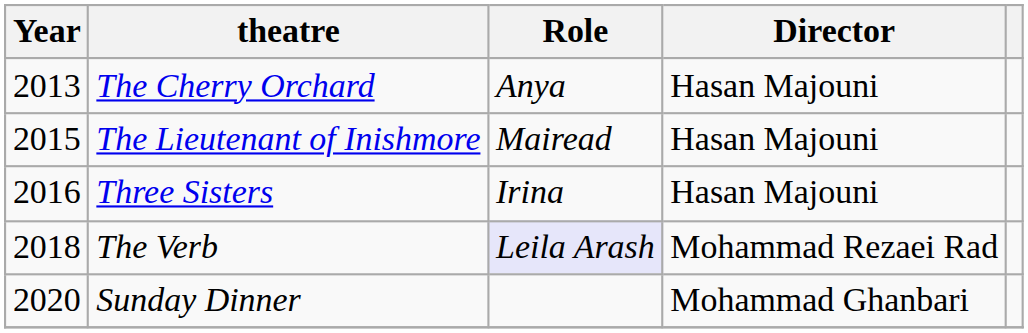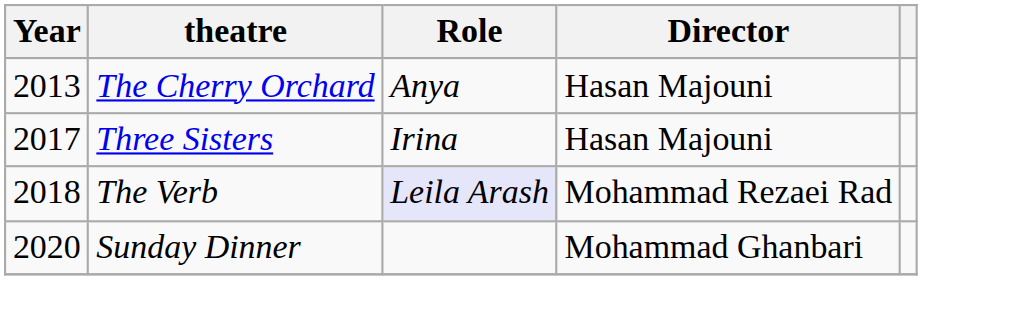- row: (288, 138)
(47, 192) 2016 -> (47, 138) 2017
